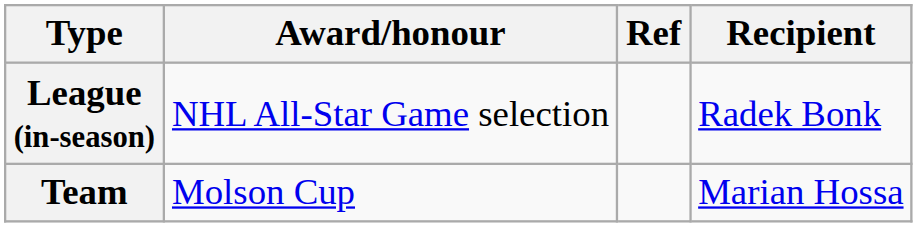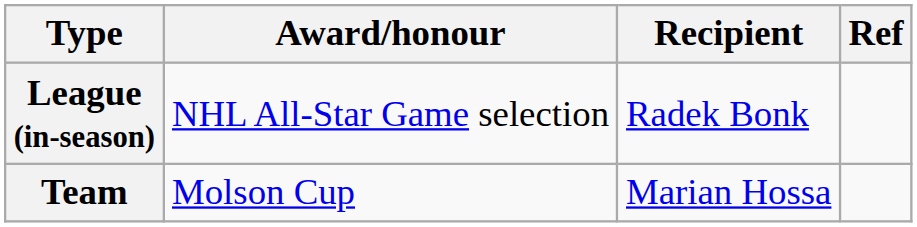columns swapped: (801, 33) <-> (654, 33)
